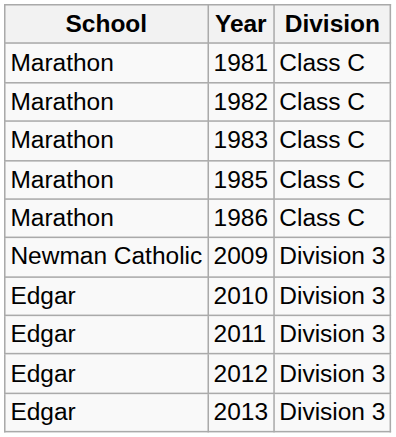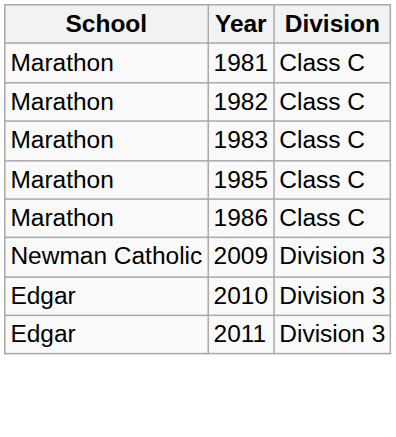- row: (241, 373)
- row: (241, 412)
